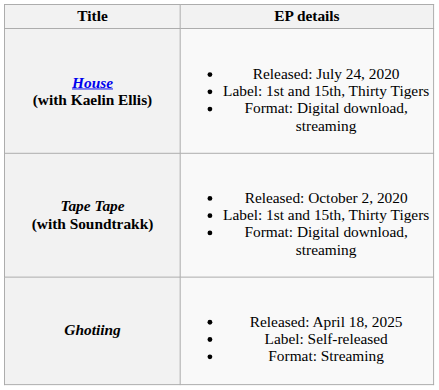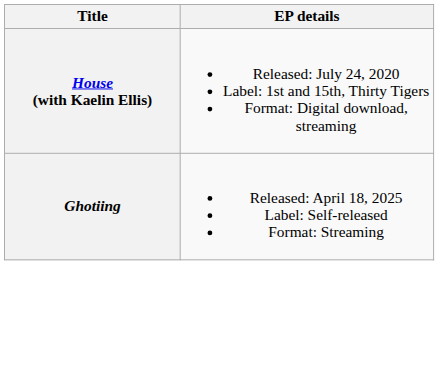- row: (92, 215)
